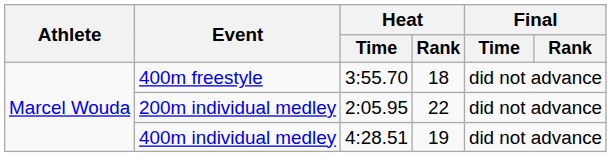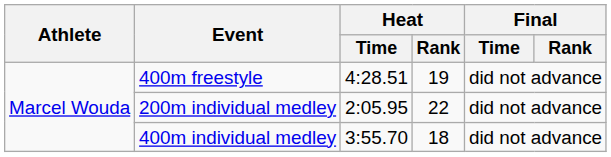(376, 78) 3:55.70 -> (376, 78) 4:28.51
(438, 78) 18 -> (438, 78) 19
(376, 137) 4:28.51 -> (376, 137) 3:55.70
(438, 137) 19 -> (438, 137) 18
